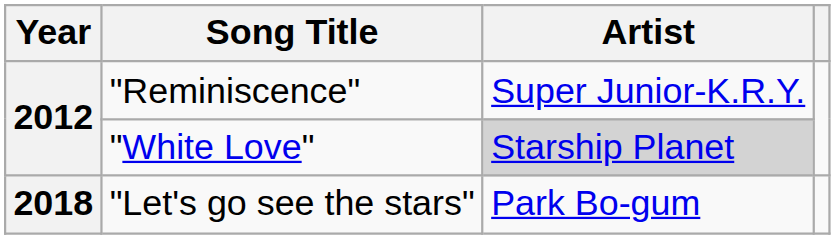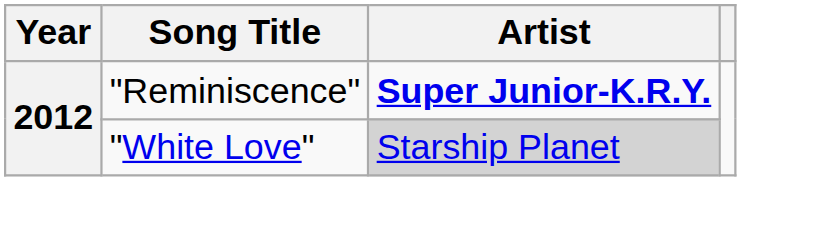(648, 89) normal -> (544, 89) bold
- row: (292, 203)
